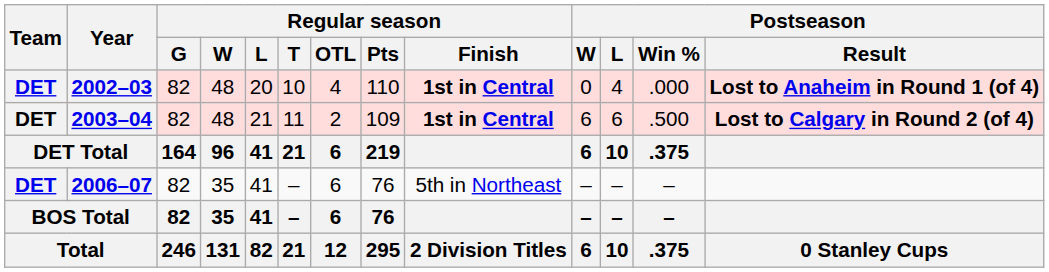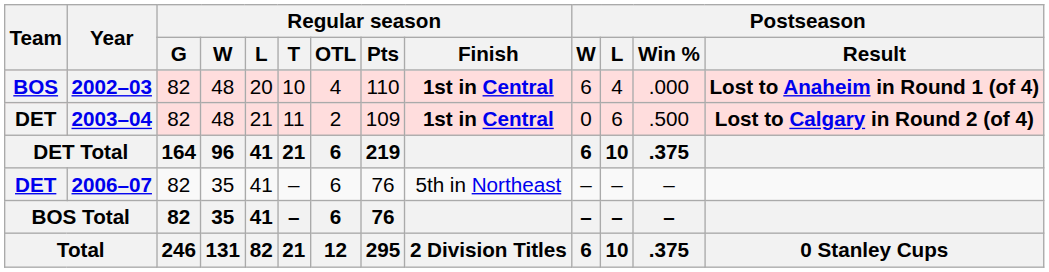(36, 87) DET -> (36, 87) BOS
(586, 87) 0 -> (586, 87) 6
(586, 119) 6 -> (586, 119) 0
